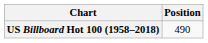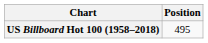(182, 29) 490 -> (182, 29) 495
